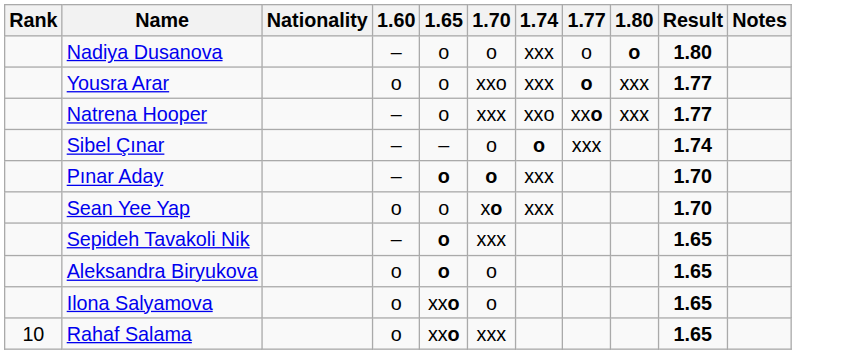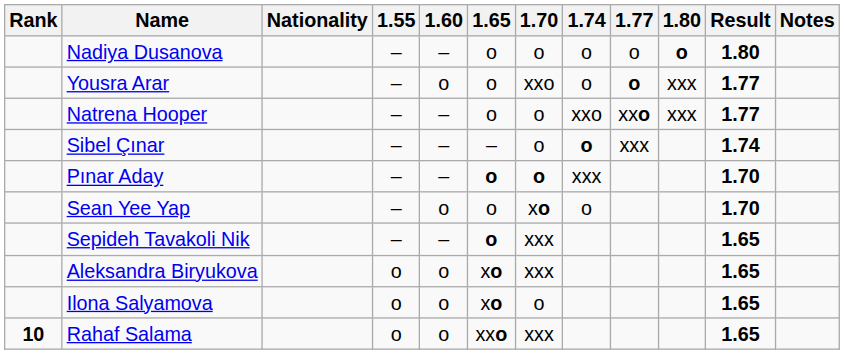+ column: (396, 20)
(539, 52) xxx -> (587, 52) o
(539, 83) xxx -> (587, 83) o
(491, 114) xxx -> (539, 114) o
(539, 208) xxx -> (587, 208) o
(444, 271) o -> (491, 271) xo
(491, 271) o -> (539, 271) xxx
(444, 302) xxo -> (491, 302) xo
(33, 333) normal -> (33, 333) bold
